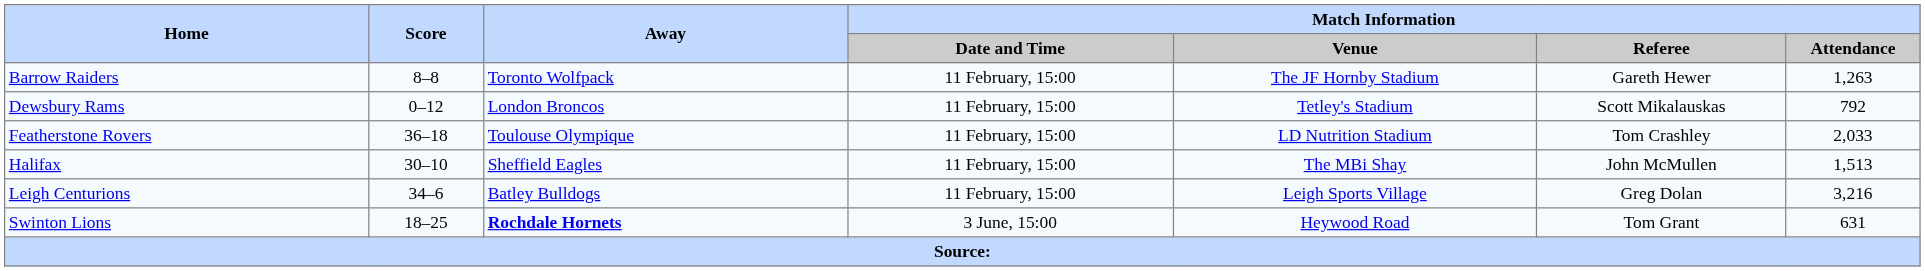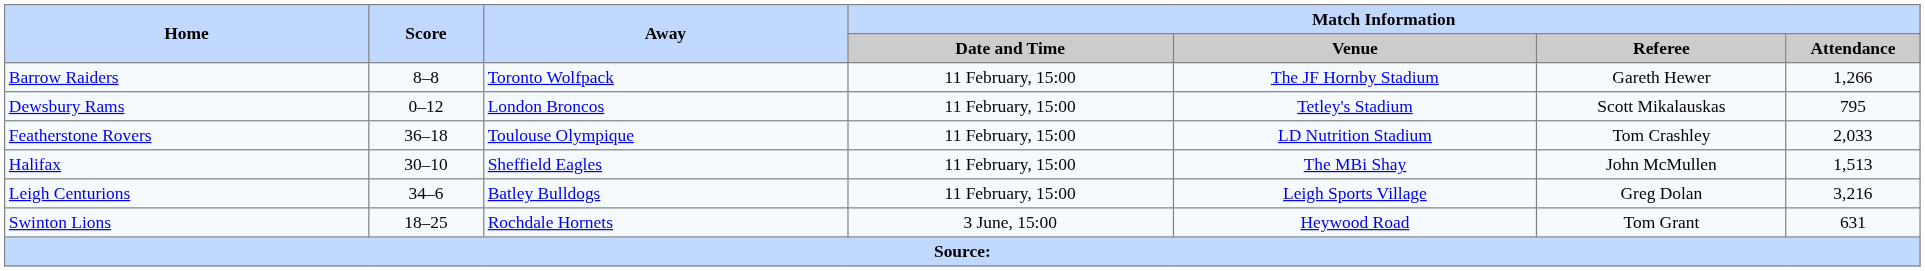(1853, 77) 1,263 -> (1853, 77) 1,266
(1853, 106) 792 -> (1853, 106) 795
(555, 222) bold -> (550, 222) normal
